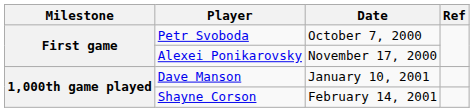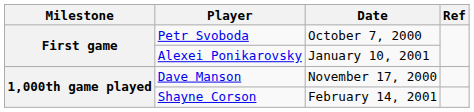(373, 56) November 17, 2000 -> (369, 56) January 10, 2001
(369, 76) January 10, 2001 -> (373, 76) November 17, 2000
